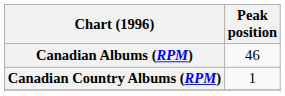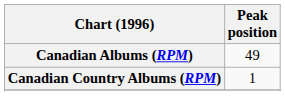(252, 55) 46 -> (252, 55) 49
